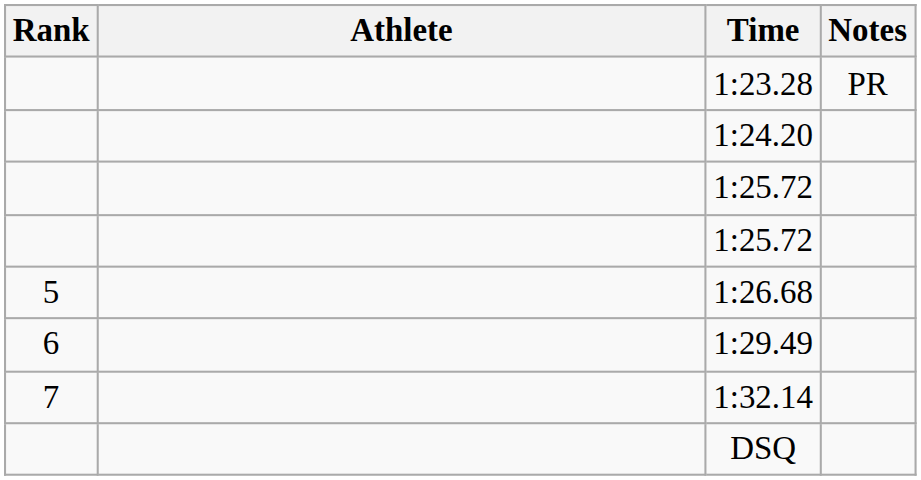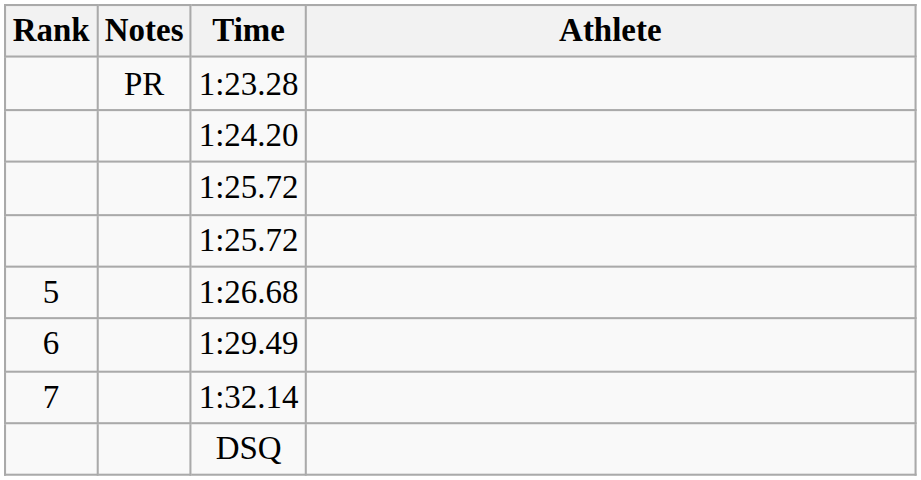columns swapped: (401, 30) <-> (868, 30)
